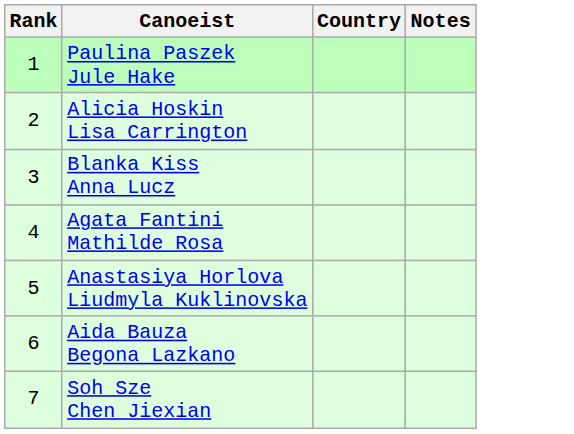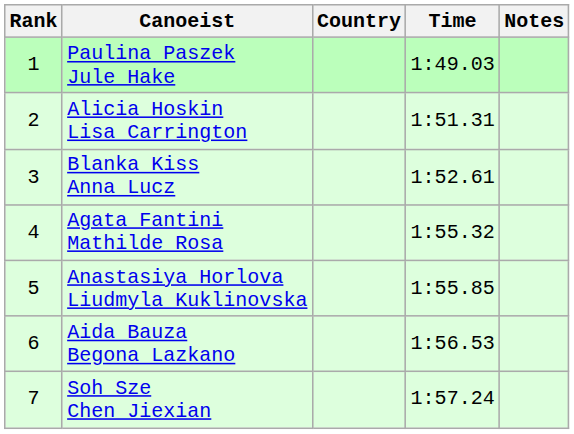+ column: (453, 21)
